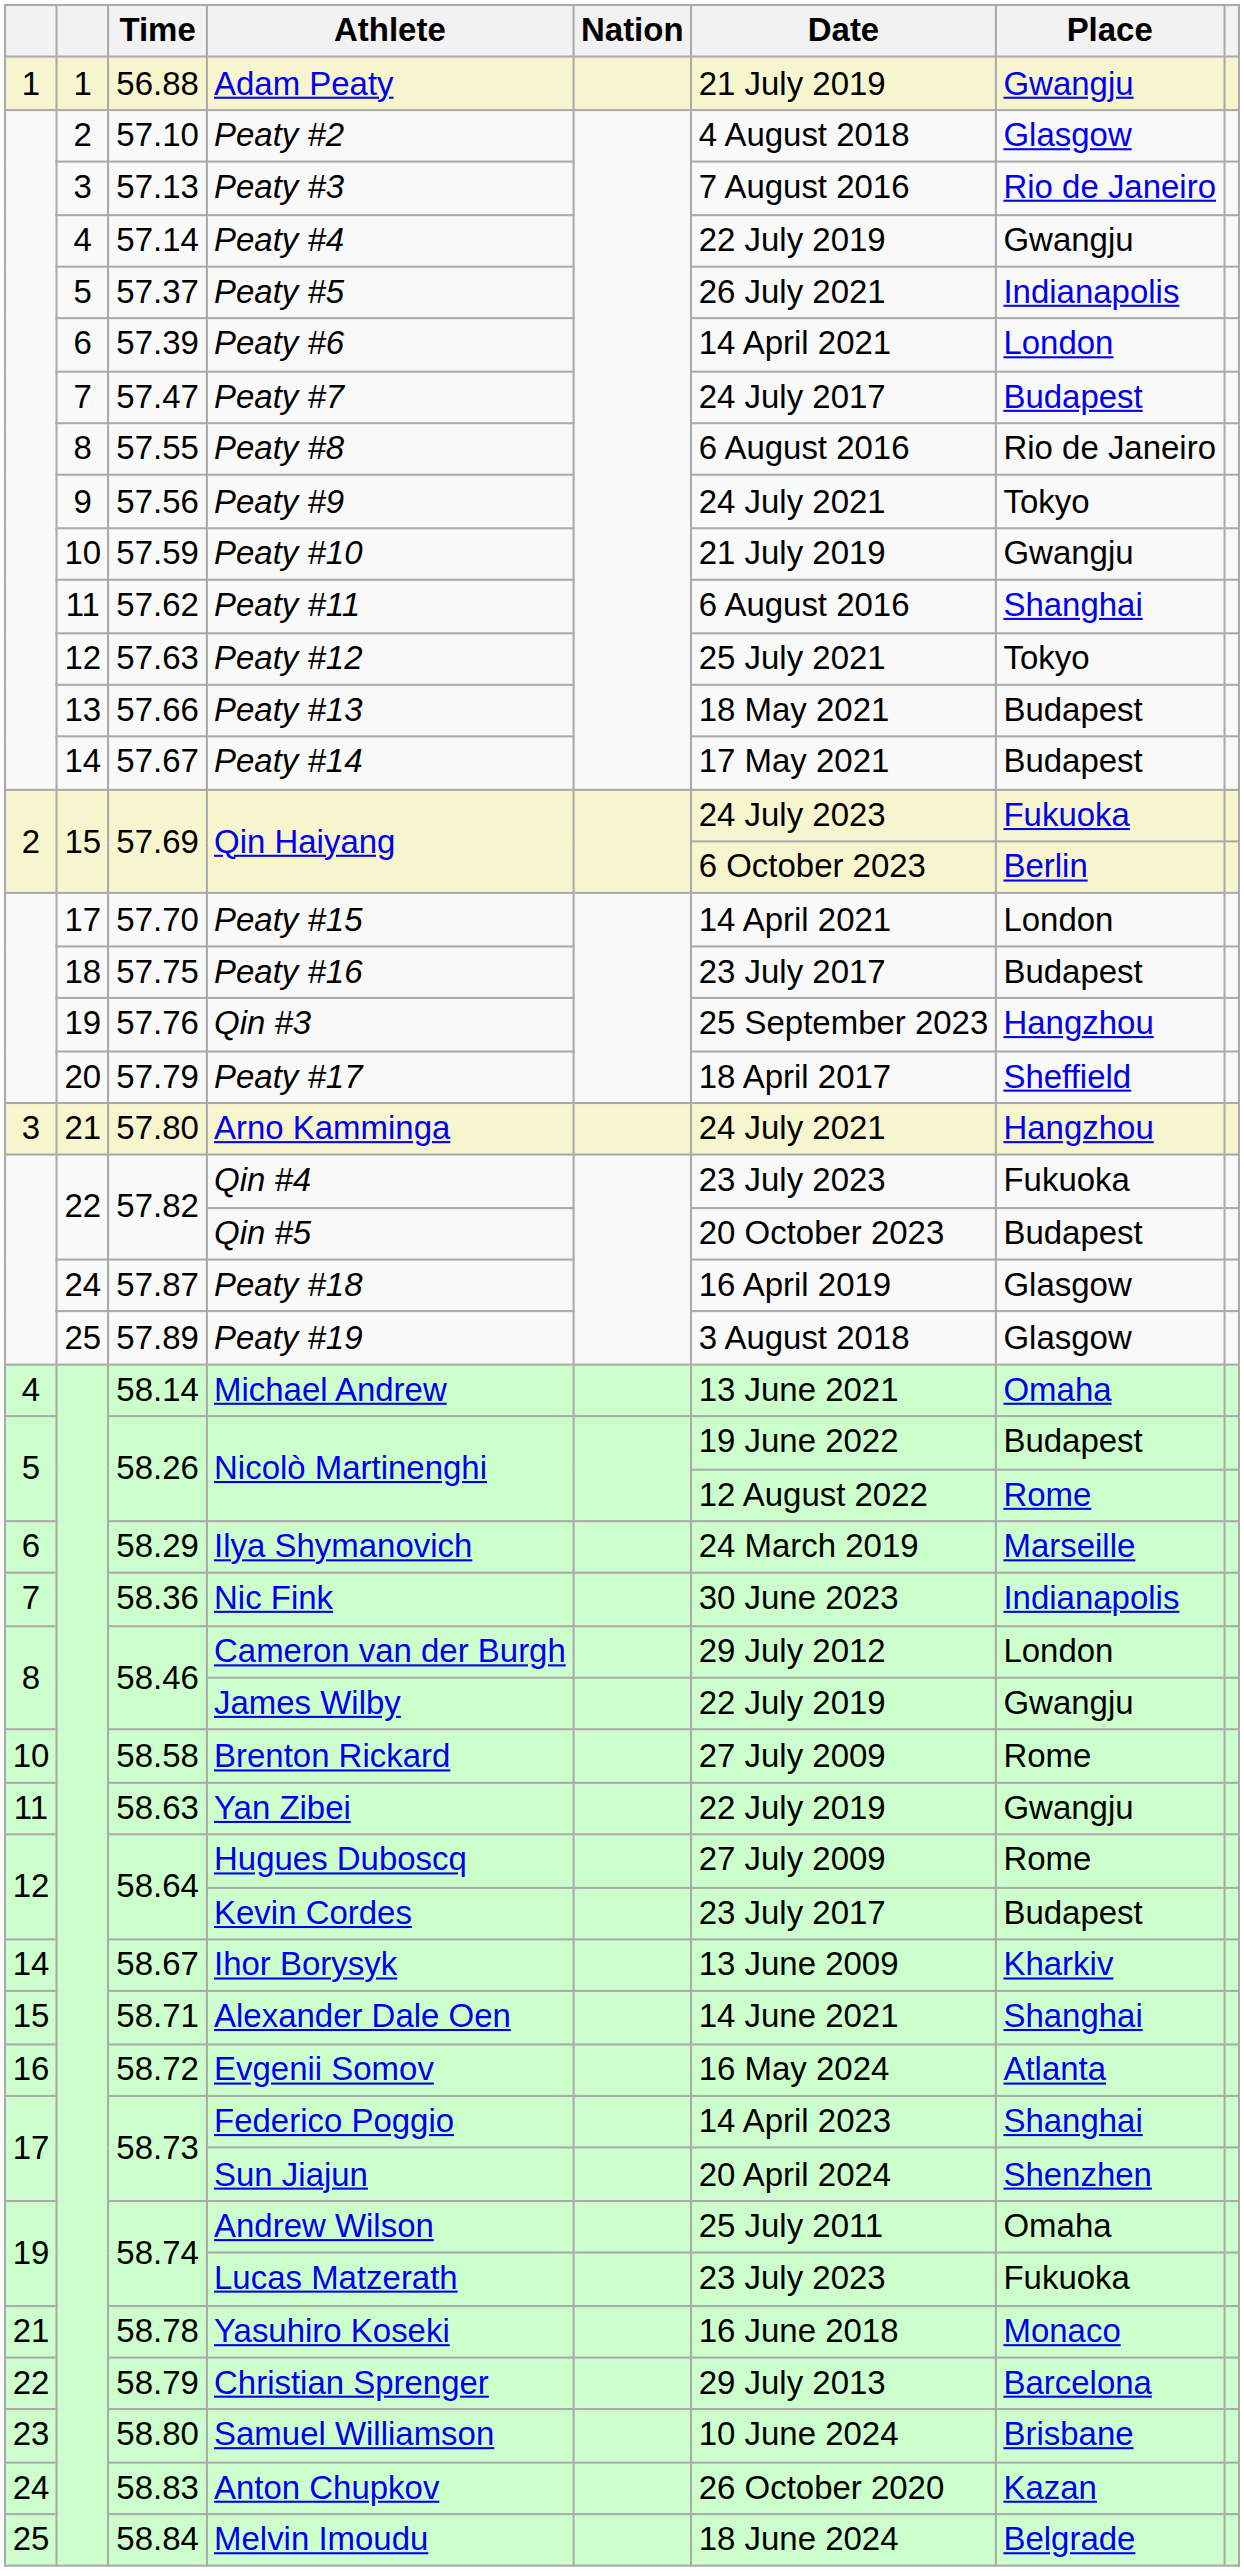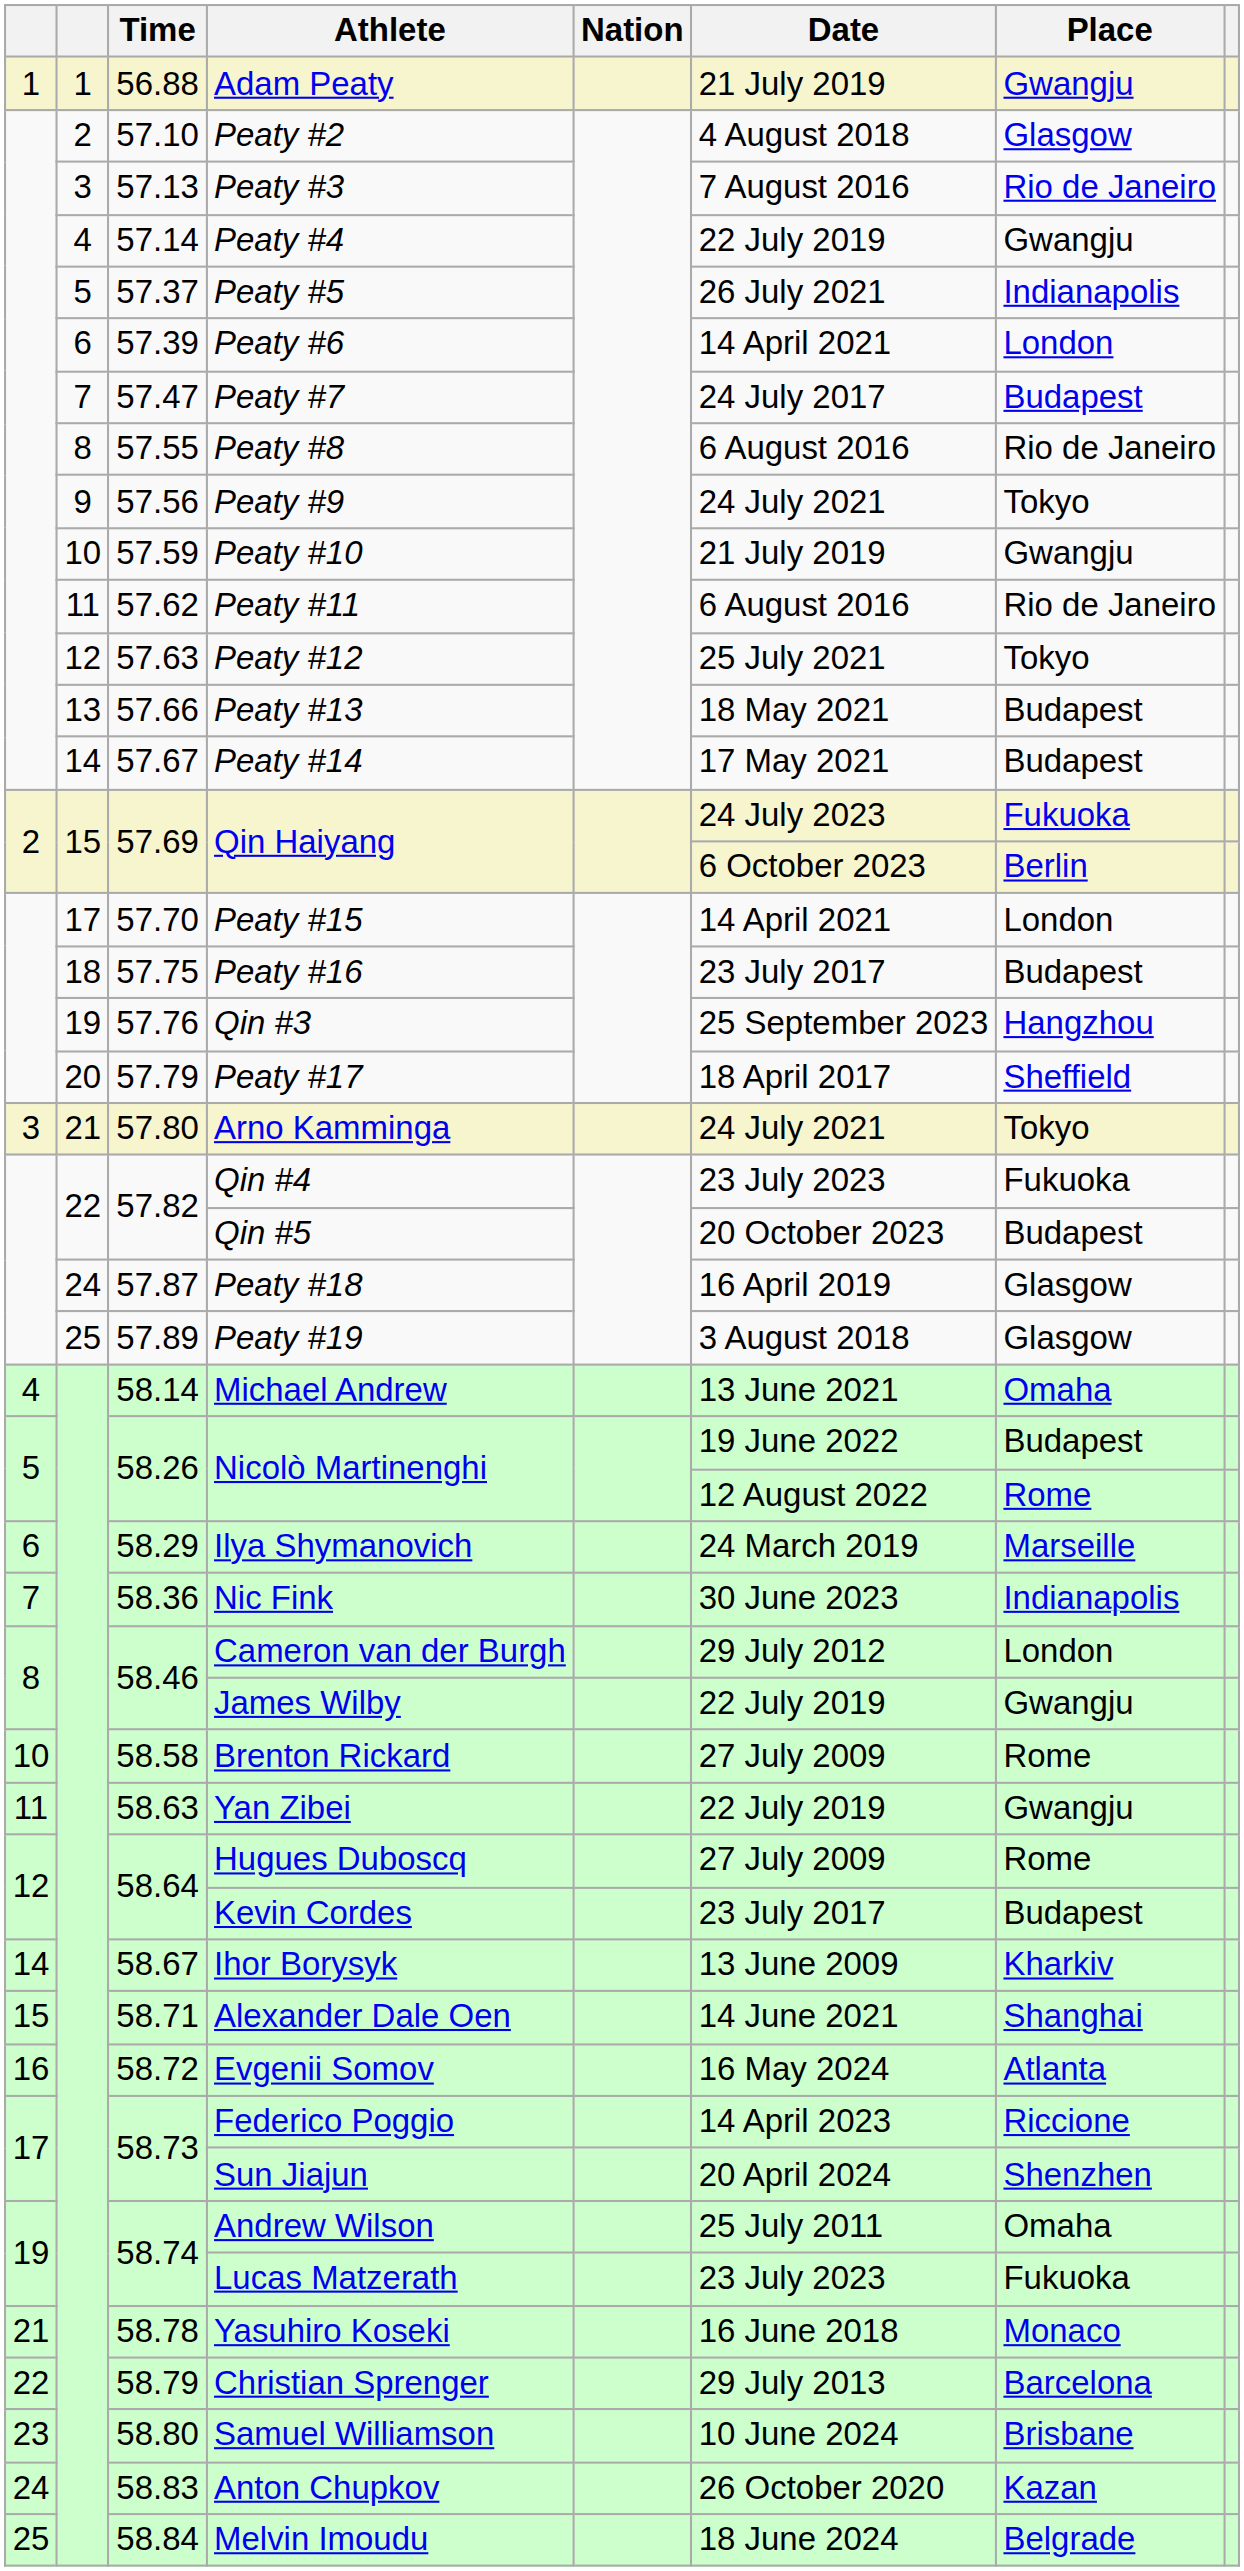(1073, 605) Shanghai -> (1110, 605) Rio de Janeiro
(1079, 1128) Hangzhou -> (1047, 1128) Tokyo
(1073, 2121) Shanghai -> (1067, 2121) Riccione
